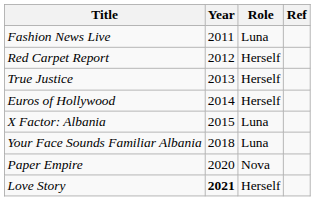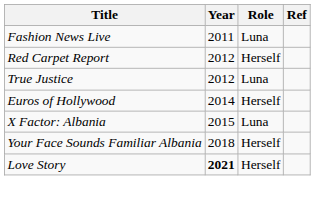(221, 79) 2013 -> (221, 79) 2012
(261, 79) Herself -> (255, 79) Luna
(255, 143) Luna -> (261, 143) Herself
- row: (45, 164)
